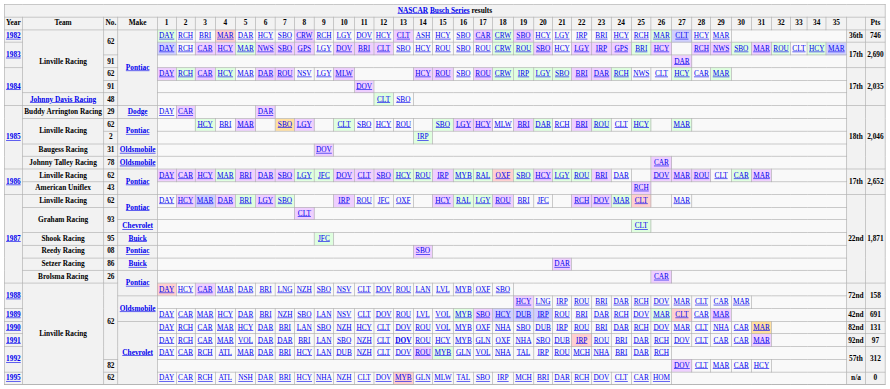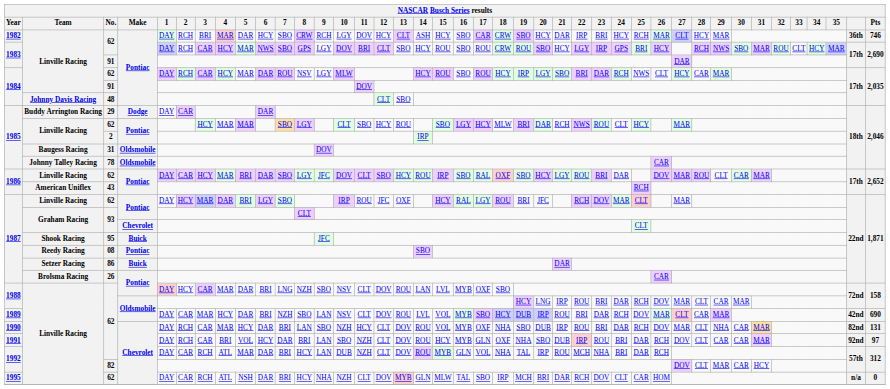(562, 36) LGY -> (562, 36) DAR
(503, 74) CRW -> (503, 74) HCY
(225, 124) BRI -> (225, 124) MAR
(582, 124) BRI -> (582, 124) NWS
(463, 175) MYB -> (463, 175) SBO
(875, 315) 691 -> (875, 315) 690
(225, 340) MAR -> (225, 340) BRI
(266, 340) DAR -> (266, 340) HCY
(403, 340) bold -> (403, 340) normal
